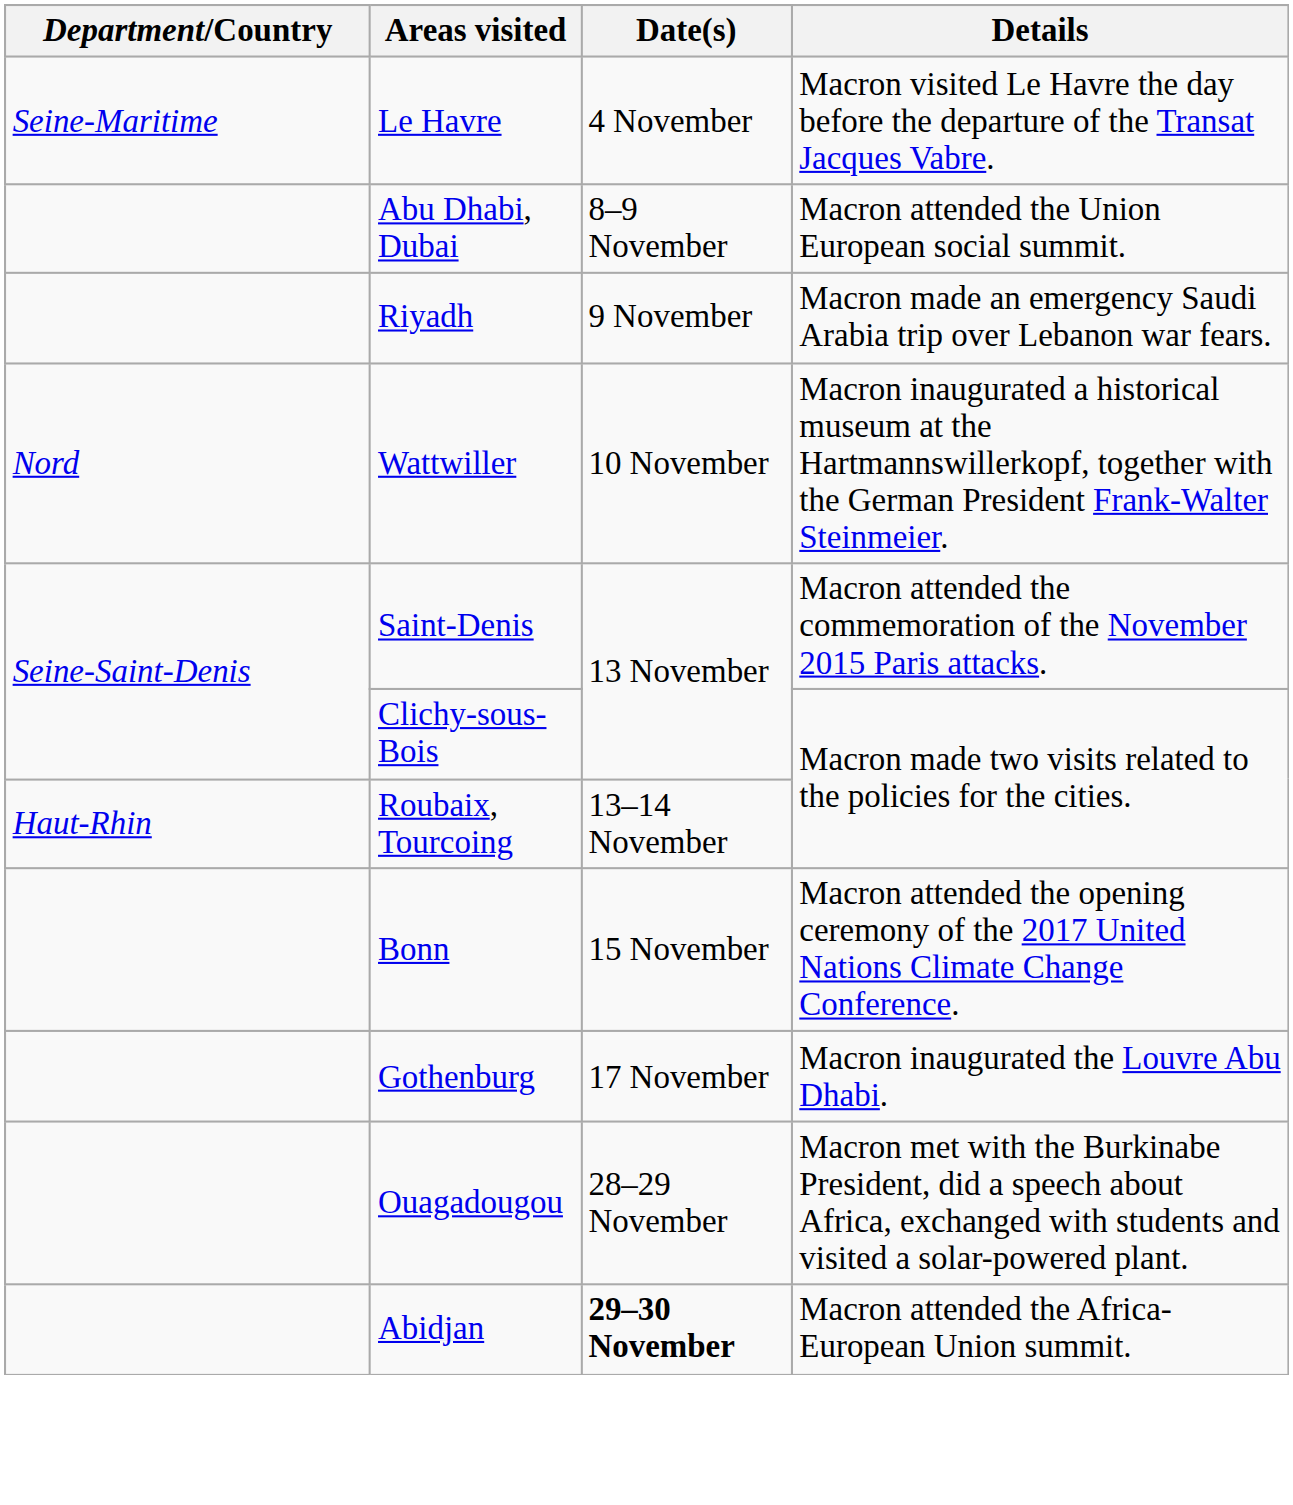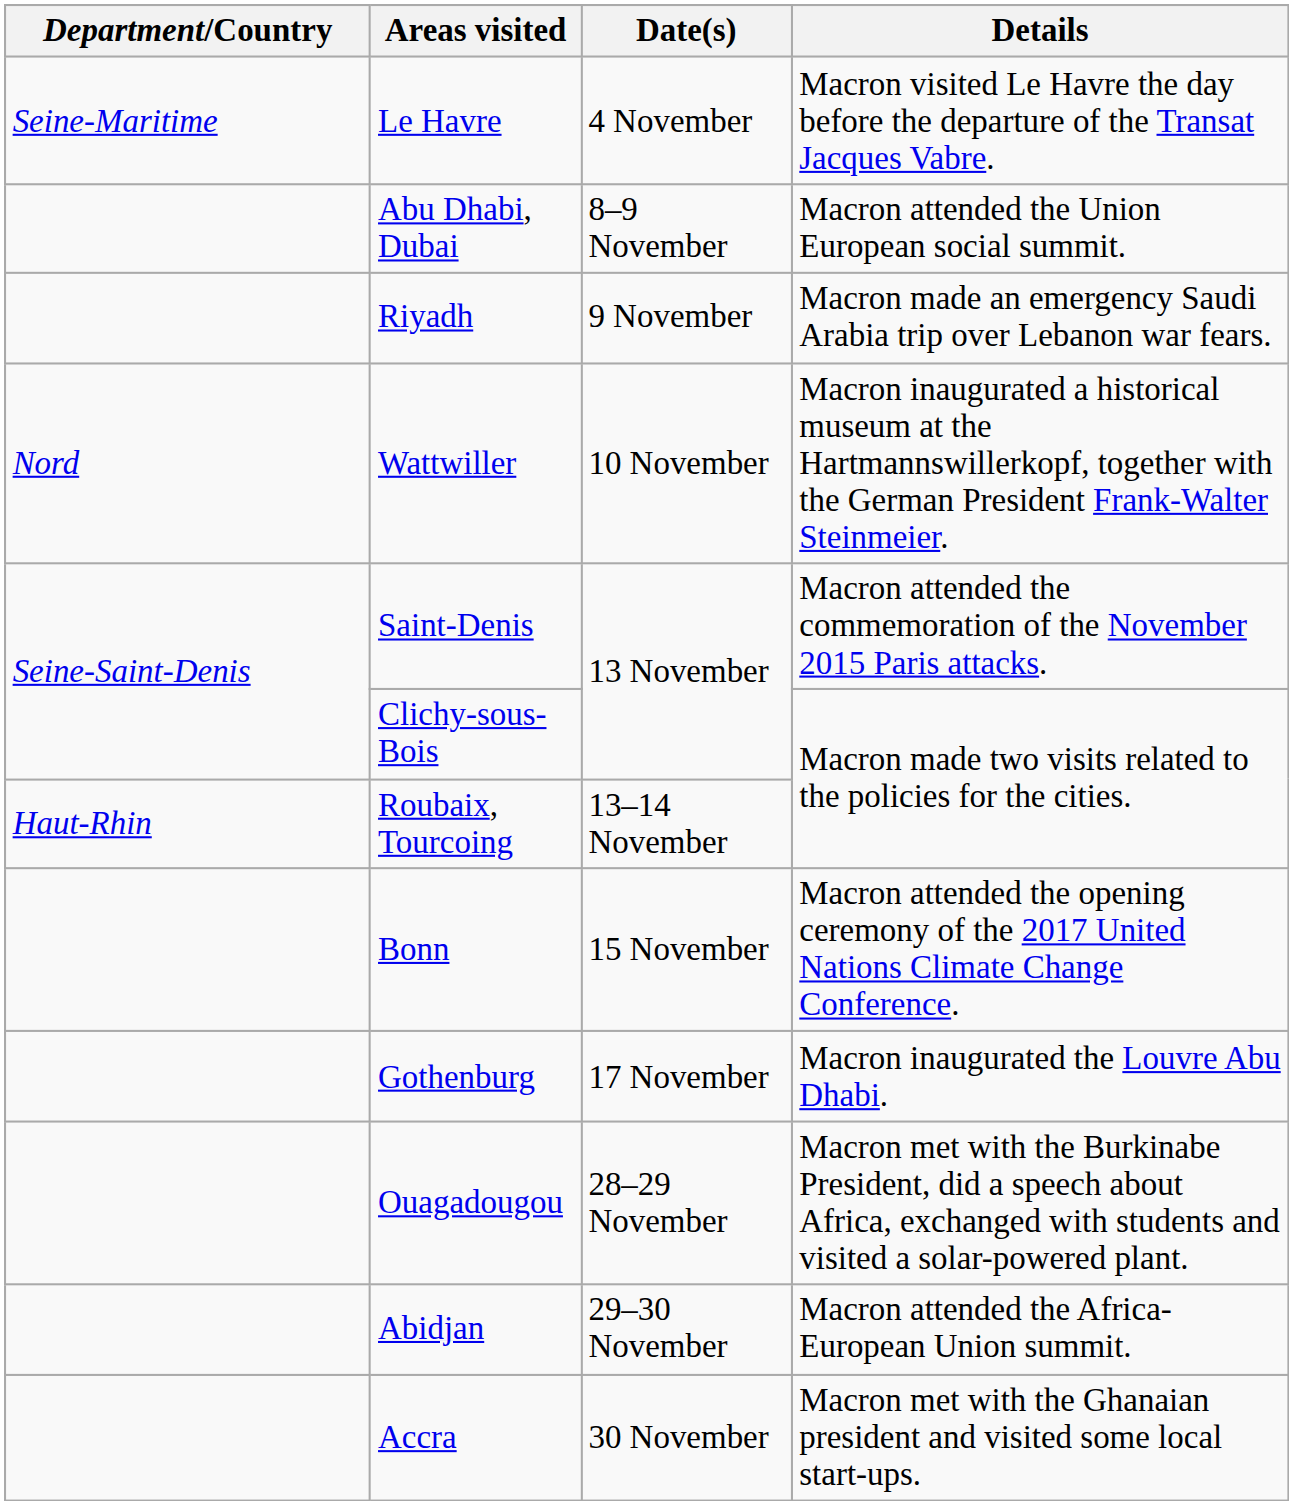(662, 1328) bold -> (658, 1328) normal
+ row: (417, 1436)
